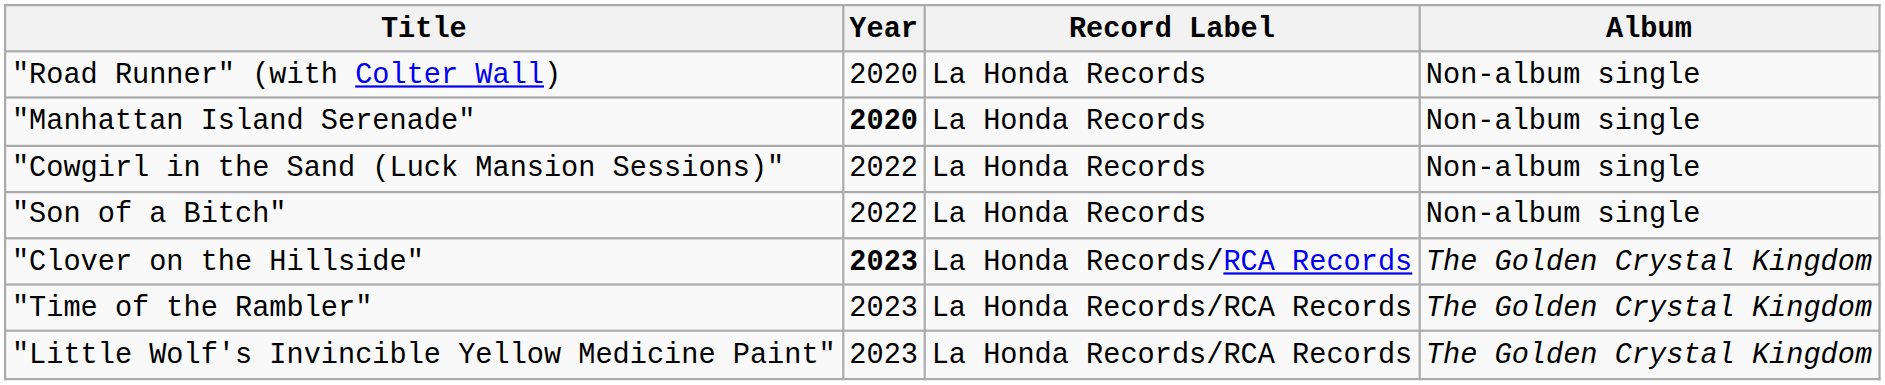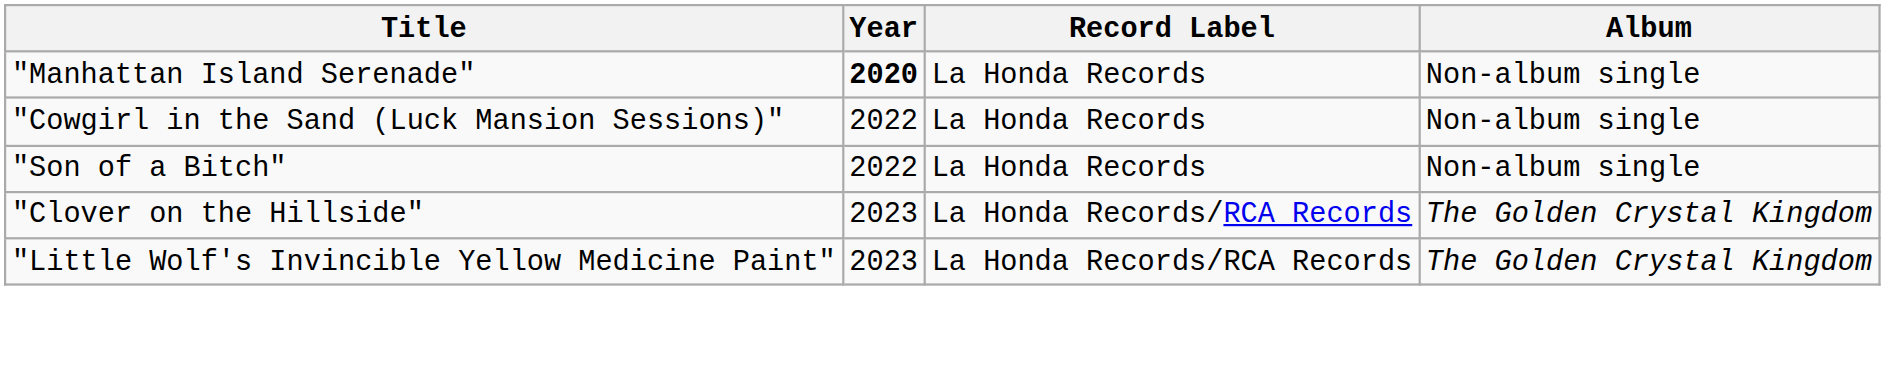- row: (287, 75)
(884, 261) bold -> (884, 215) normal
- row: (192, 308)
